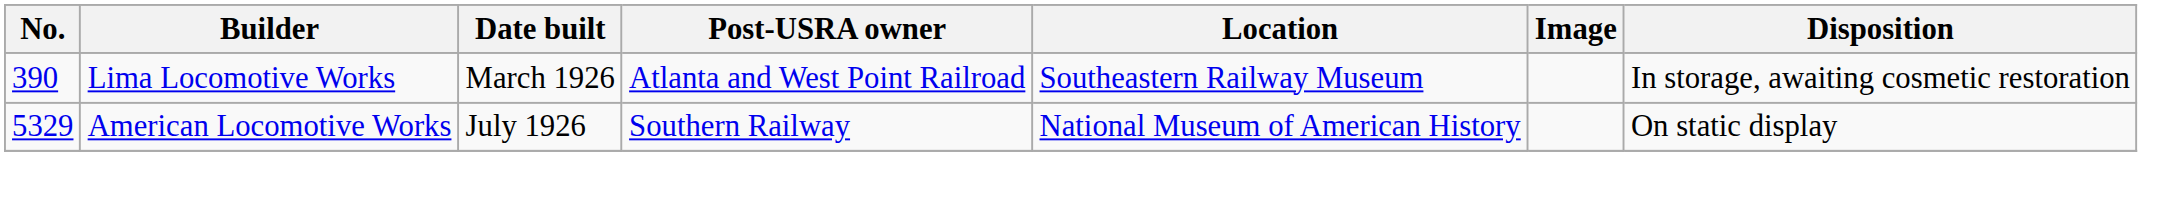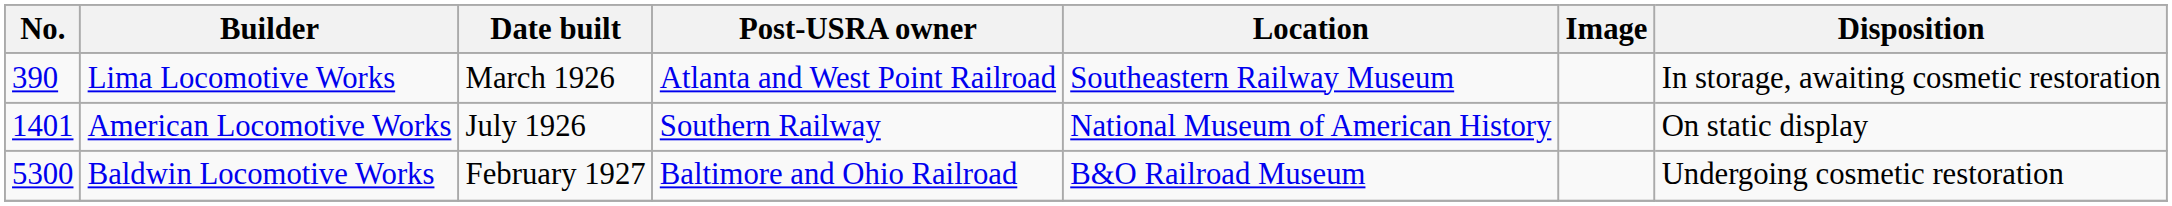(43, 126) 5329 -> (43, 126) 1401
+ row: (261, 175)
